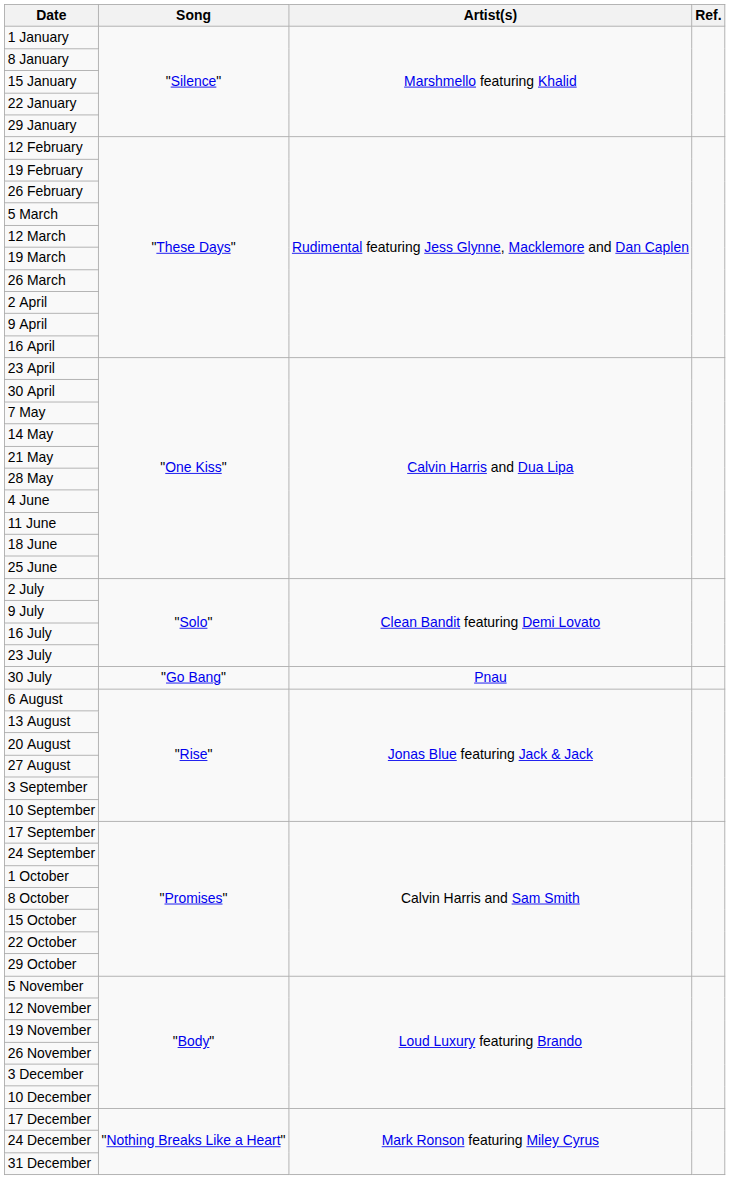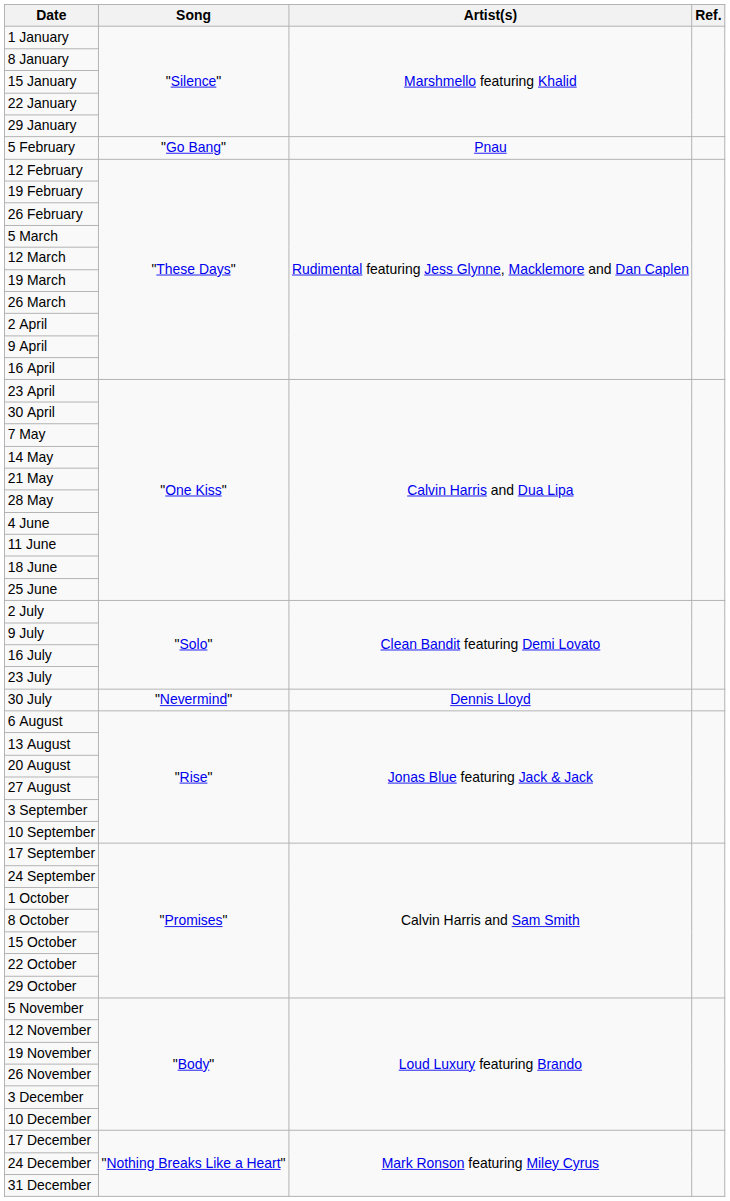+ row: (41, 147)
(193, 677) "Go Bang" -> (194, 699) "Nevermind"
(490, 677) Pnau -> (490, 699) Dennis Lloyd
